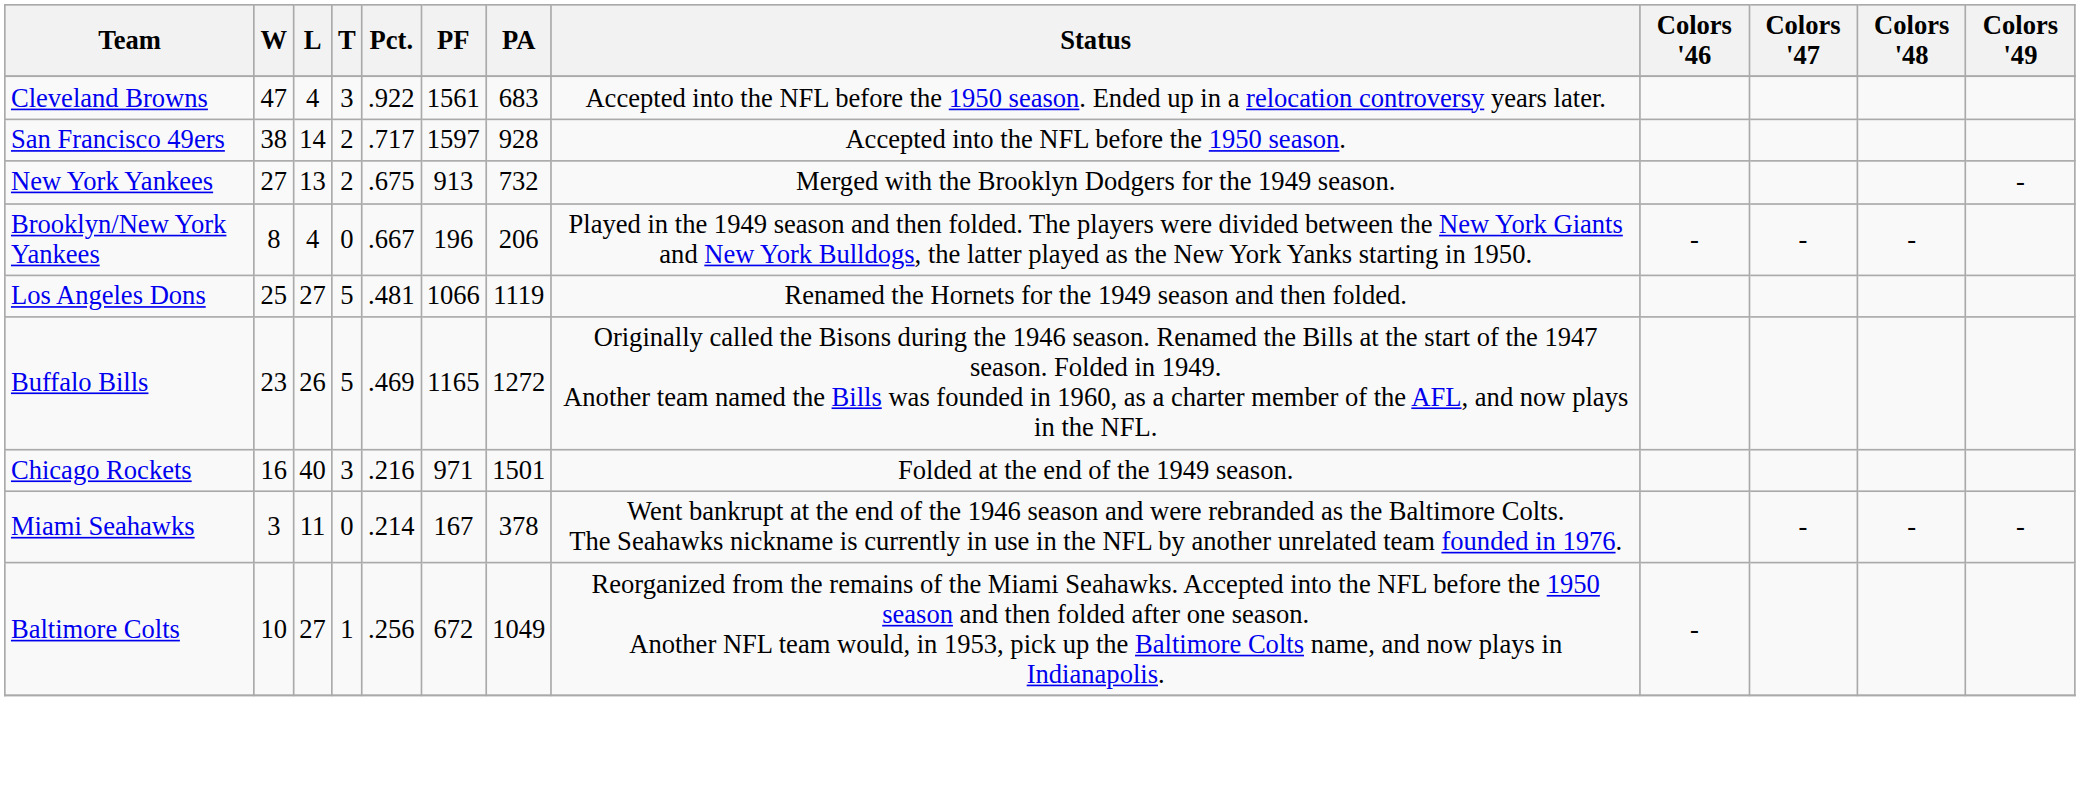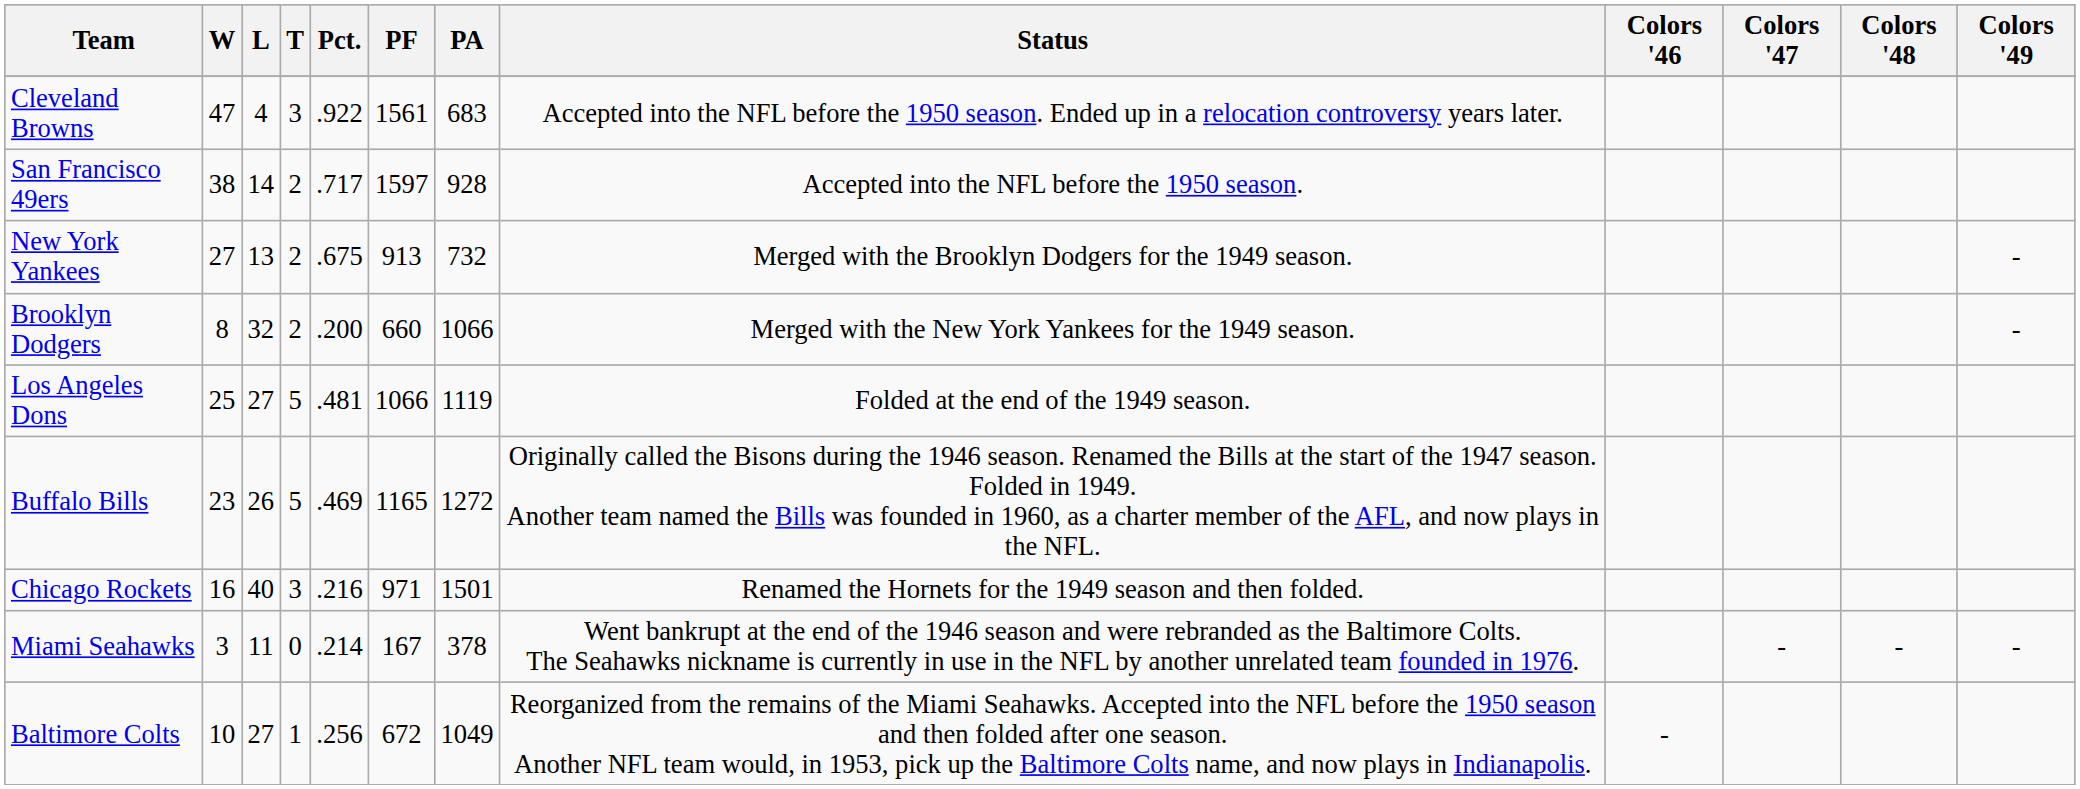+ row: (61, 328)
- row: (119, 238)
(1096, 295) Renamed the Hornets for the 1949 season and then folded. -> (1053, 400) Folded at the end of the 1949 season.
(1096, 469) Folded at the end of the 1949 season. -> (1053, 589) Renamed the Hornets for the 1949 season and then folded.
